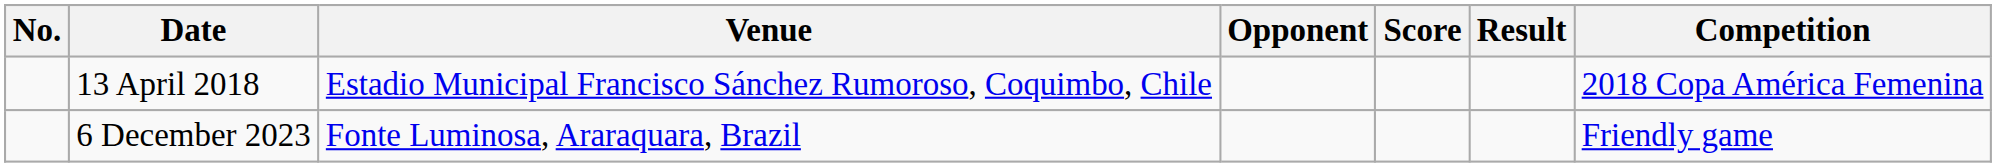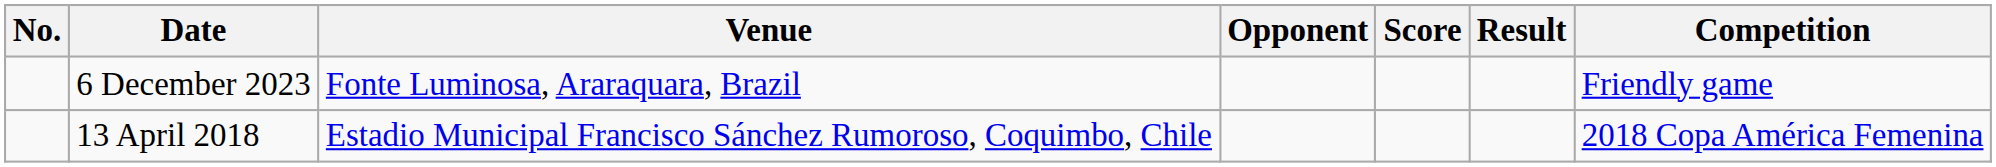rows swapped: (168, 82) <-> (194, 135)
